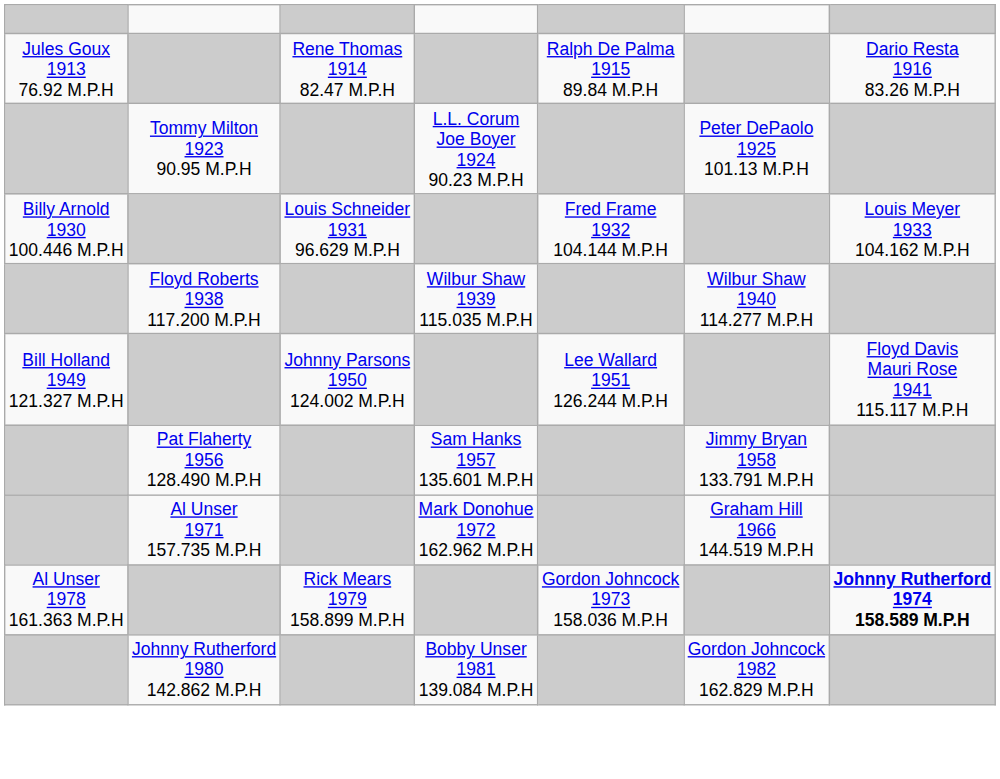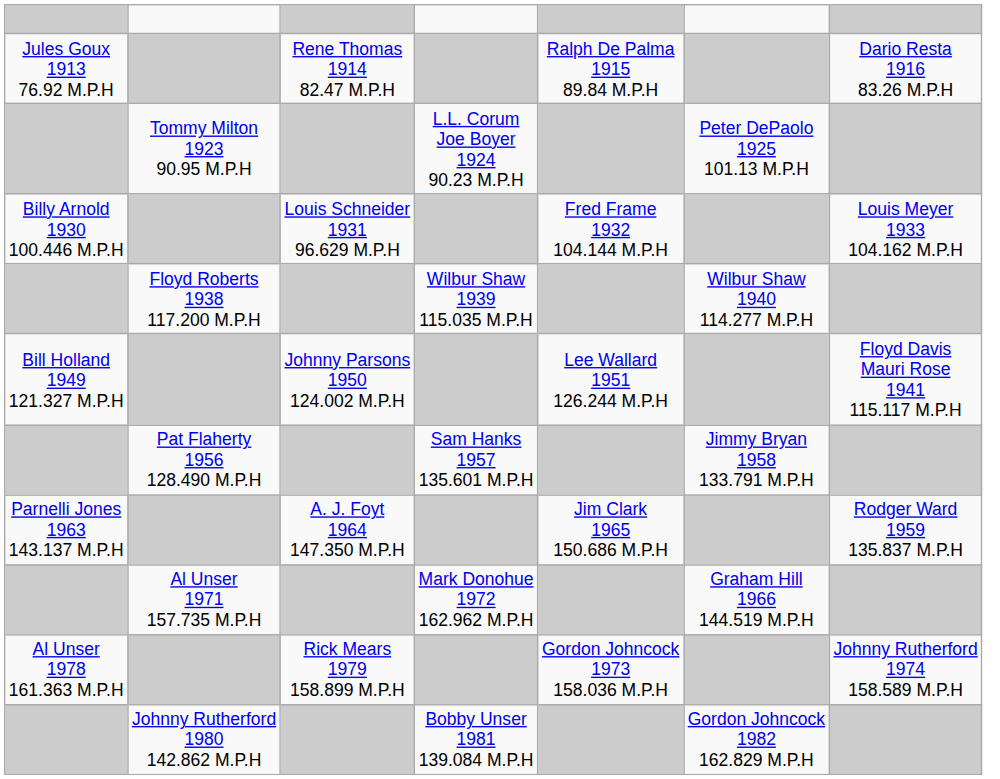+ row: (66, 529)
(912, 599) bold -> (906, 669) normal
